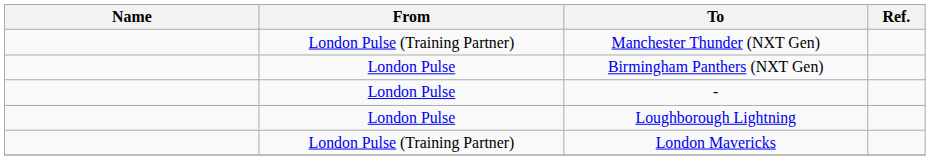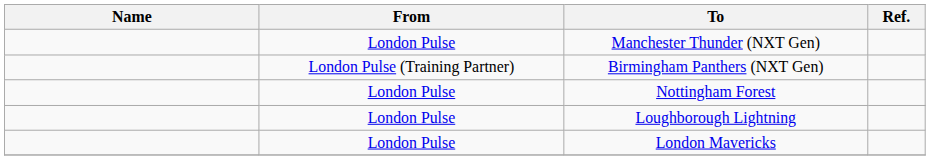(411, 42) London Pulse (Training Partner) -> (411, 42) London Pulse
(411, 67) London Pulse -> (411, 67) London Pulse (Training Partner)
+ row: (716, 92)
- row: (716, 92)
(411, 142) London Pulse (Training Partner) -> (411, 142) London Pulse
